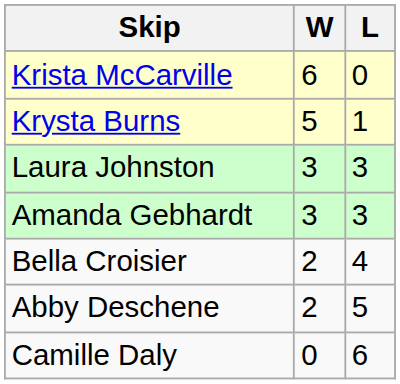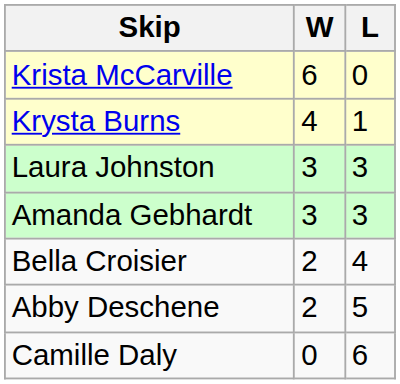(309, 121) 5 -> (309, 121) 4
